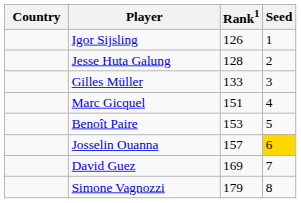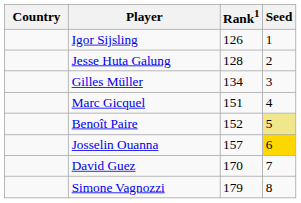(233, 81) 133 -> (233, 81) 134
(233, 123) 153 -> (233, 123) 152
(269, 123) no background -> (269, 123) khaki background
(233, 166) 169 -> (233, 166) 170
